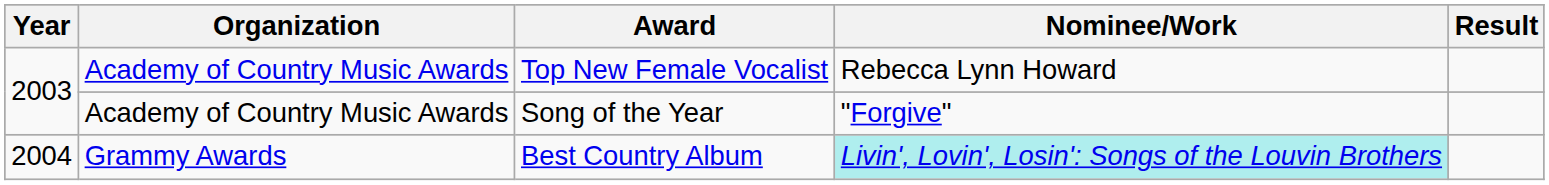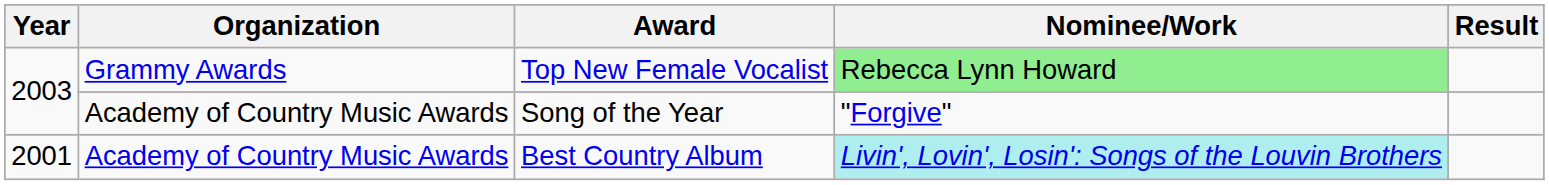(297, 69) Academy of Country Music Awards -> (185, 69) Grammy Awards
(979, 69) no background -> (979, 69) lightgreen background
(42, 156) 2004 -> (42, 156) 2001
(185, 156) Grammy Awards -> (297, 156) Academy of Country Music Awards
